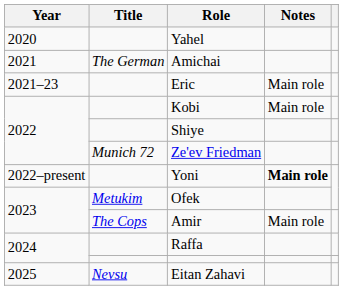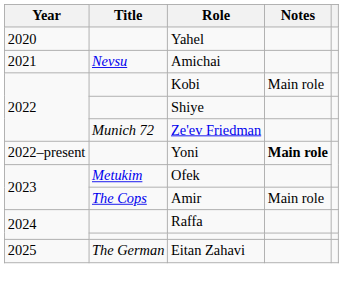(128, 61) The German -> (110, 61) Nevsu
- row: (183, 84)
(110, 273) Nevsu -> (128, 250) The German
